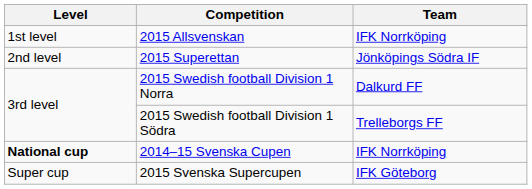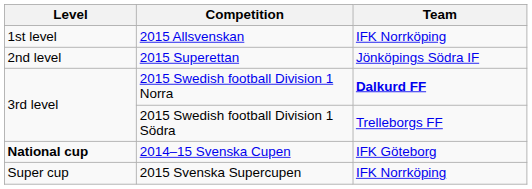(389, 86) normal -> (391, 86) bold
(401, 151) IFK Norrköping -> (396, 151) IFK Göteborg
(396, 173) IFK Göteborg -> (401, 173) IFK Norrköping
